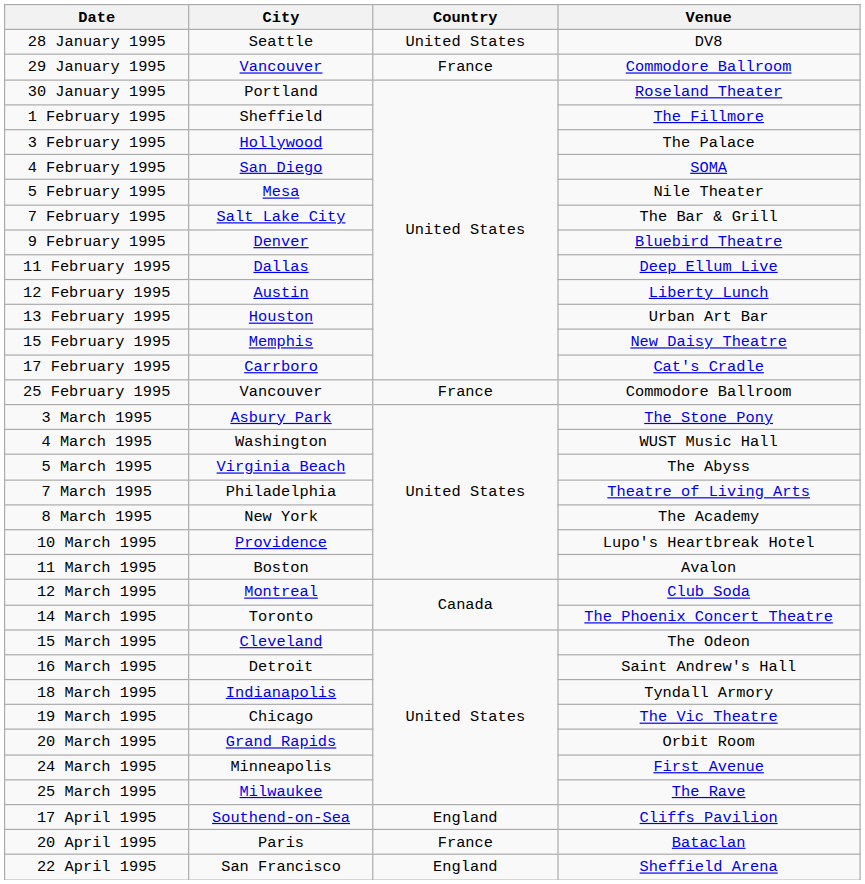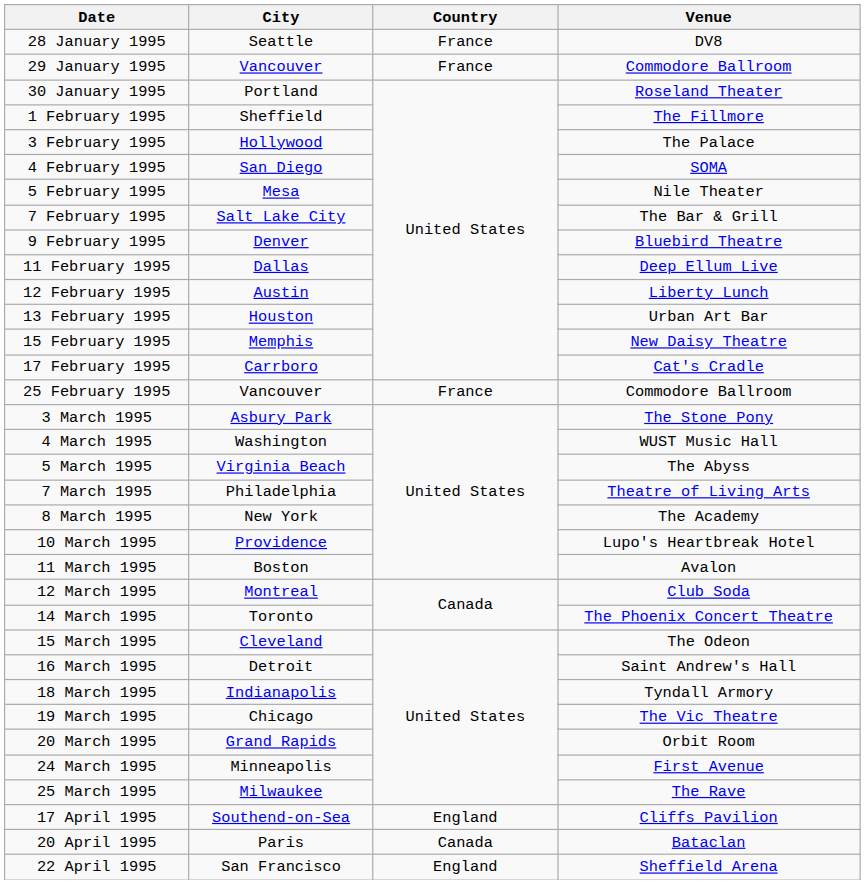(465, 42) United States -> (465, 42) France
(465, 842) France -> (465, 842) Canada
